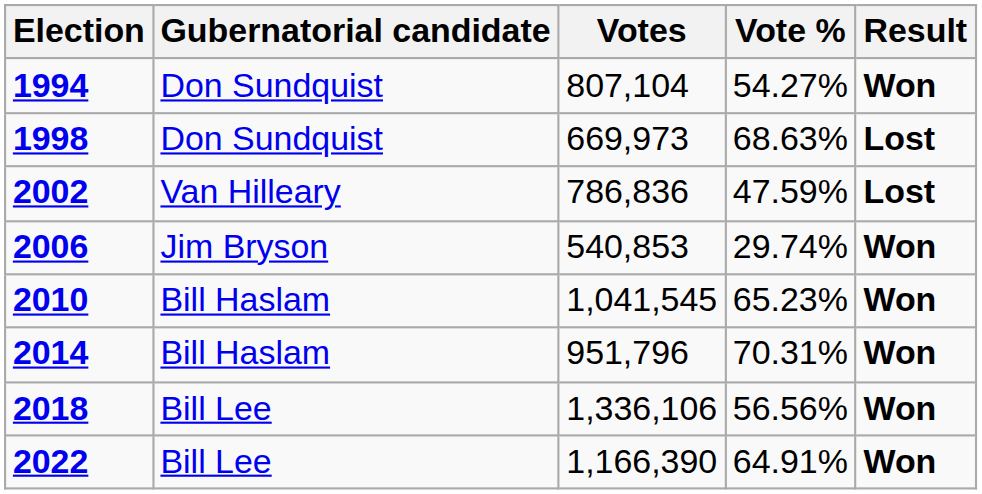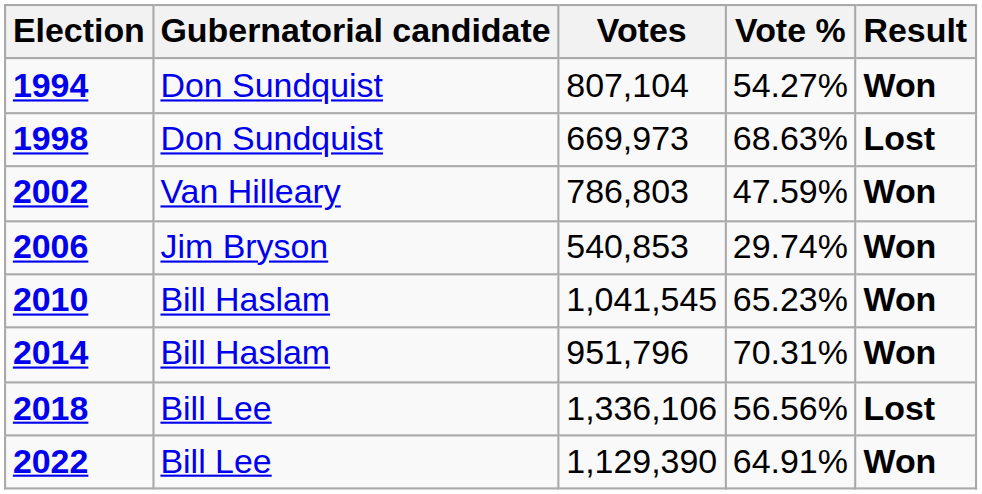(628, 192) 786,836 -> (628, 192) 786,803
(899, 192) Lost -> (900, 192) Won
(900, 407) Won -> (899, 407) Lost
(642, 461) 1,166,390 -> (642, 461) 1,129,390
